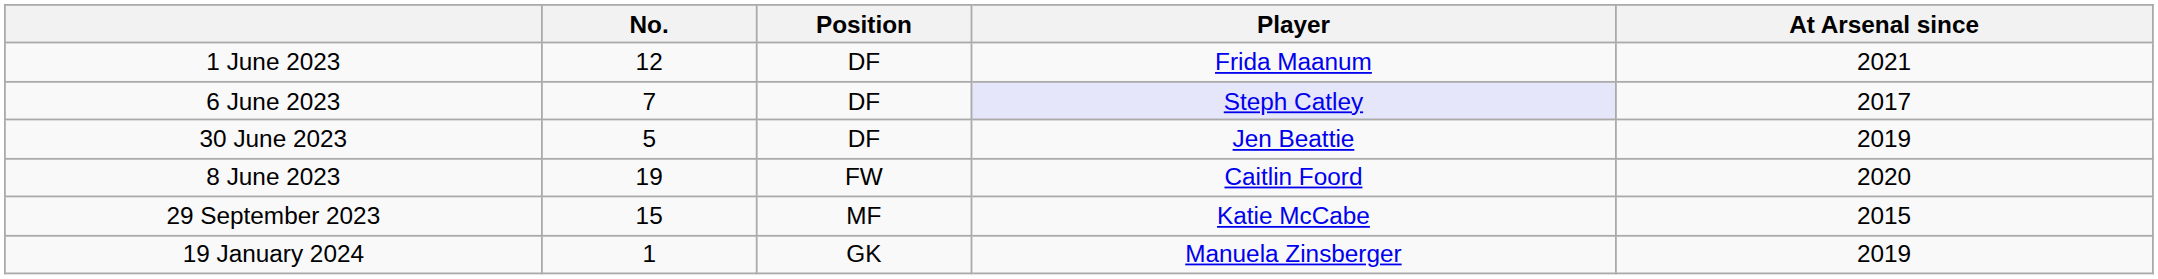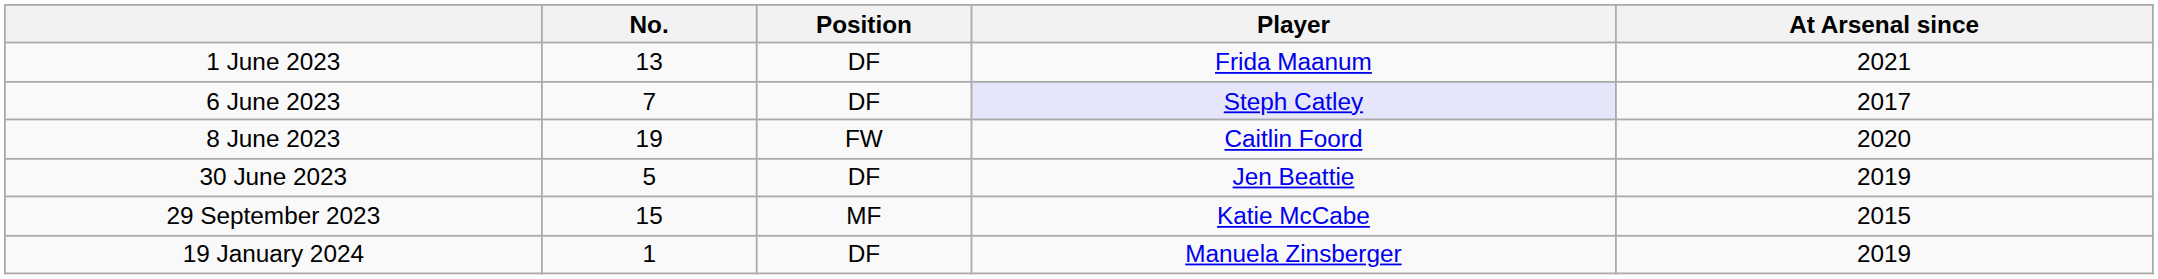(649, 62) 12 -> (649, 62) 13
rows swapped: (273, 177) <-> (273, 139)
(864, 254) GK -> (864, 254) DF
